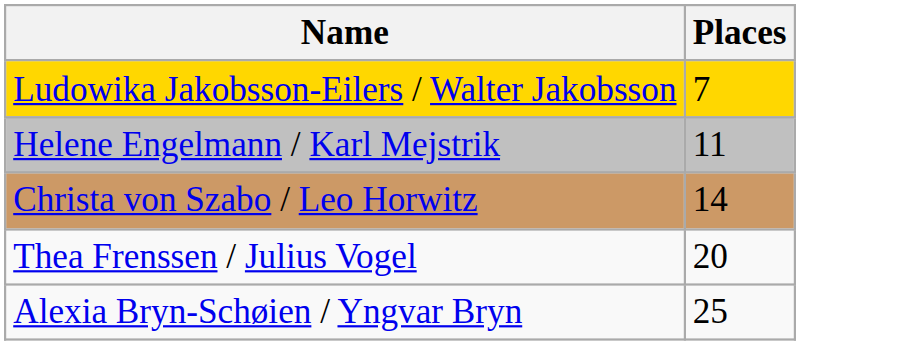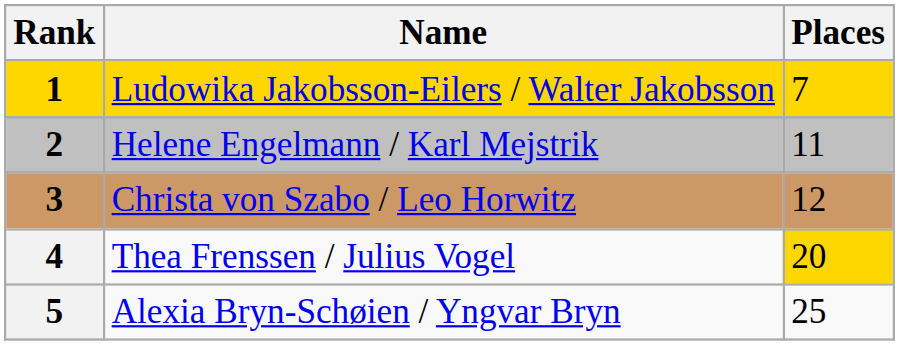+ column: (54, 32)
(710, 199) 14 -> (809, 199) 12
(710, 255) no background -> (809, 255) gold background
